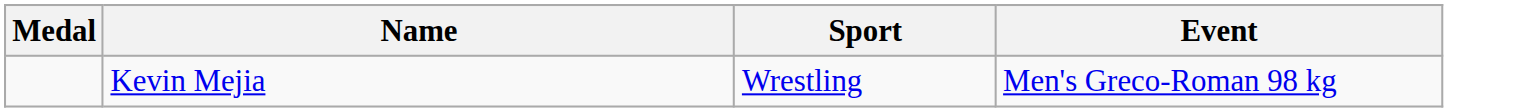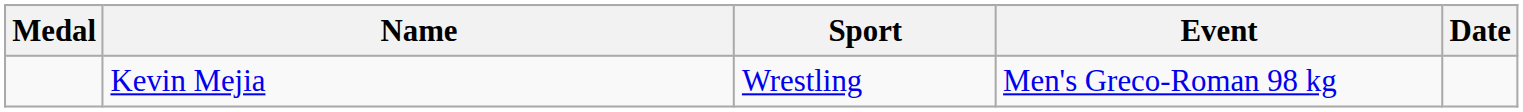+ column: (1480, 30)
